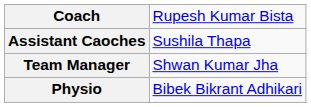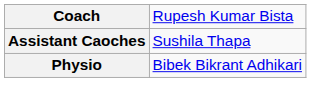- row: (77, 65)
